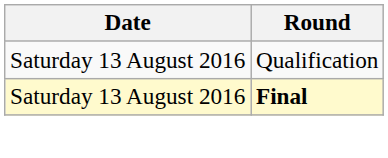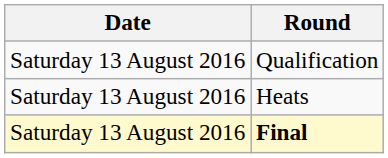+ row: (282, 96)
